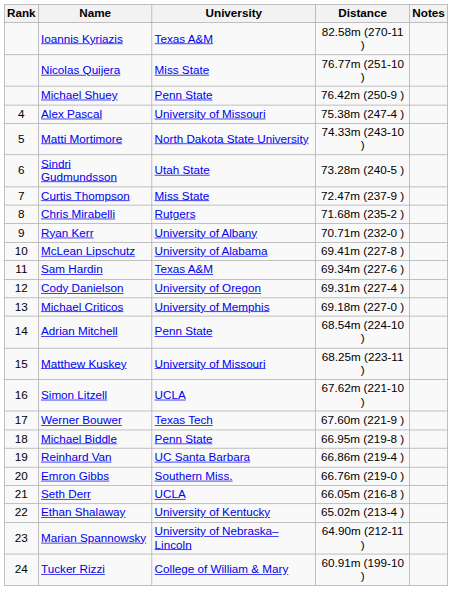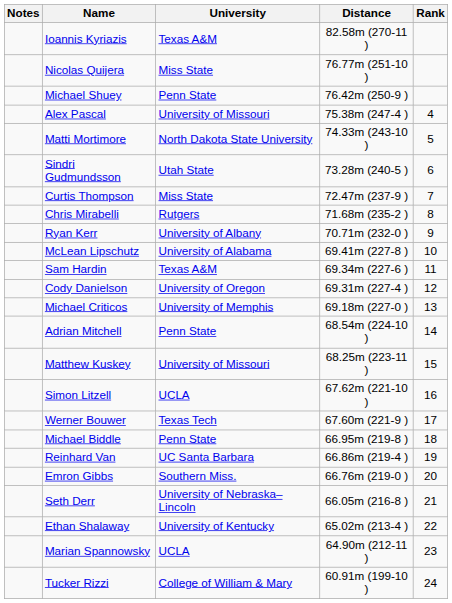columns swapped: (21, 13) <-> (429, 13)
(170, 494) UCLA -> (221, 501) University of Nebraska–Lincoln
(217, 538) University of Nebraska–Lincoln -> (174, 551) UCLA
